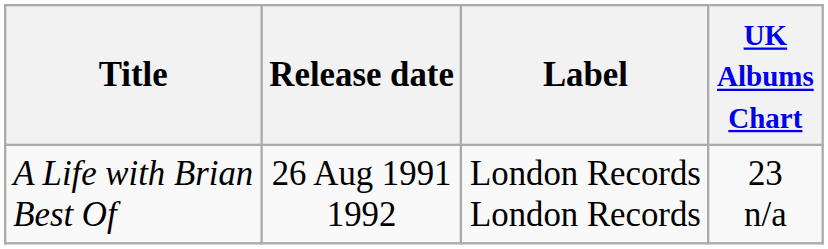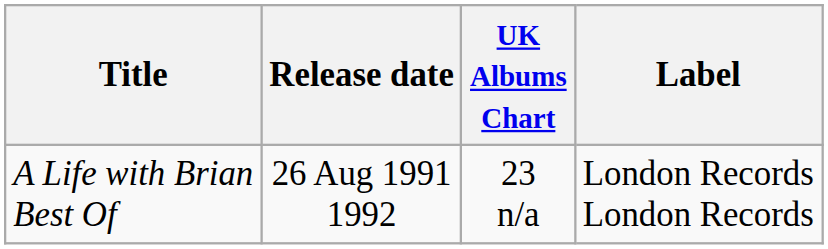columns swapped: (585, 74) <-> (765, 78)
